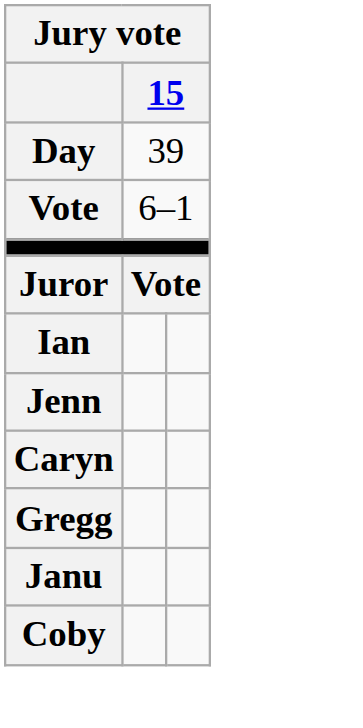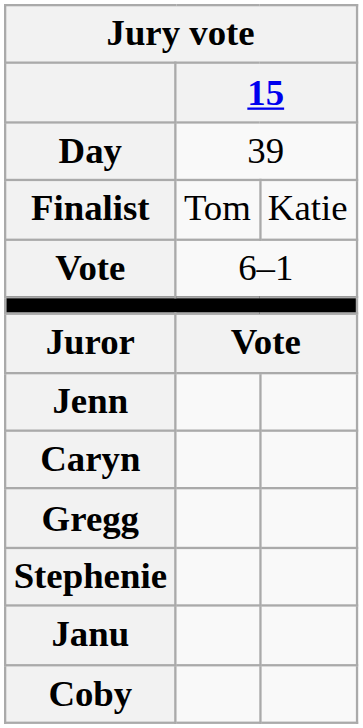+ row: (90, 208)
- row: (64, 342)
+ row: (90, 575)
